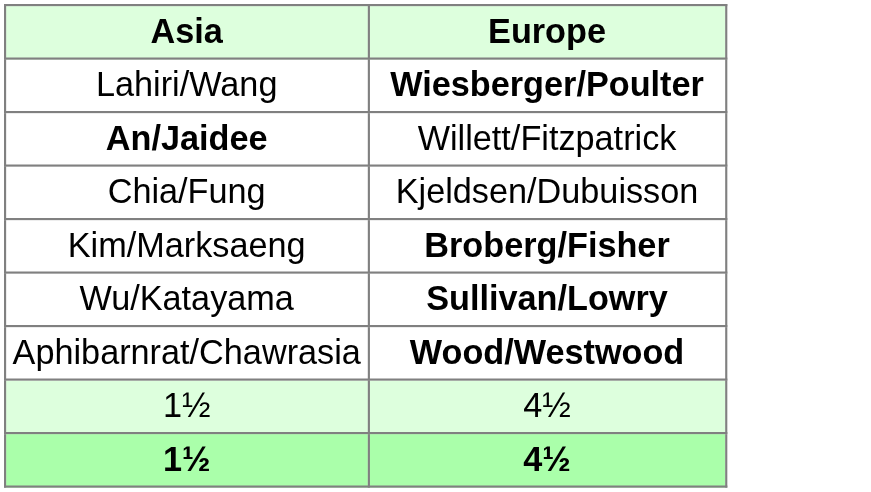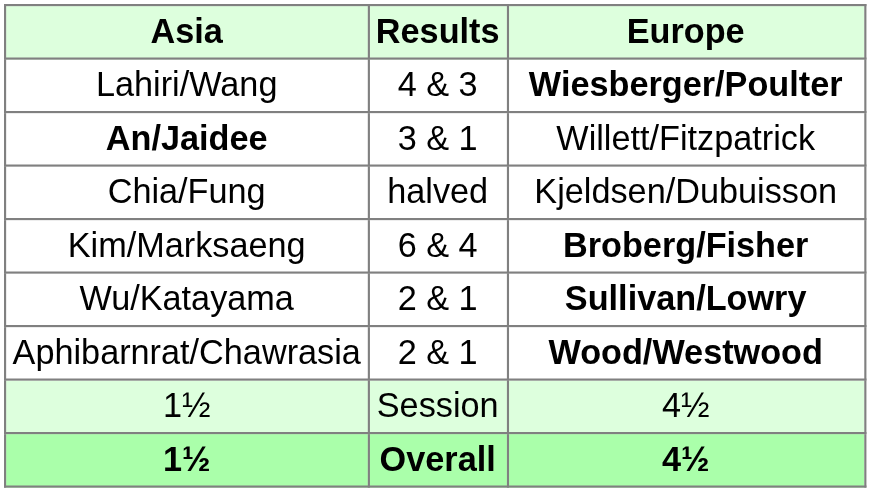+ column: (438, 31)
